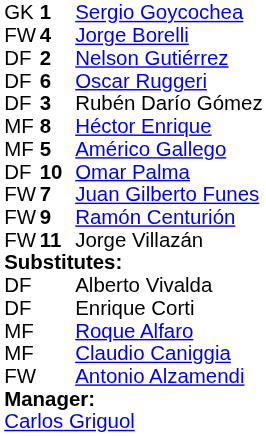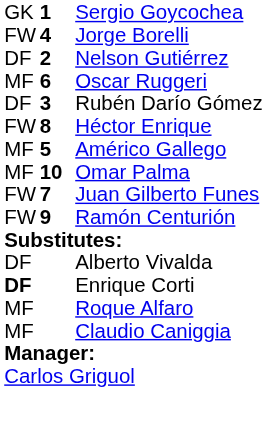(18, 81) DF -> (19, 81) MF
(19, 126) MF -> (20, 126) FW
(18, 171) DF -> (19, 171) MF
- row: (139, 240)
(18, 308) normal -> (18, 285) bold
- row: (160, 376)
